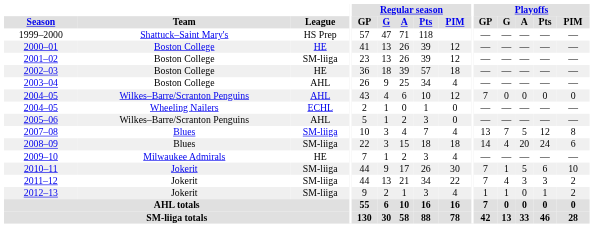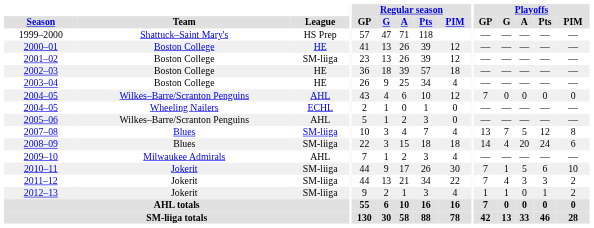(320, 83) AHL -> (320, 83) HE
(320, 156) HE -> (320, 156) AHL
